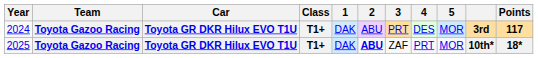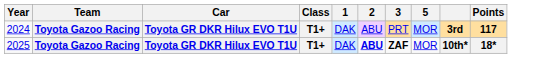- column: (424, 13)
(398, 46) normal -> (398, 46) bold
